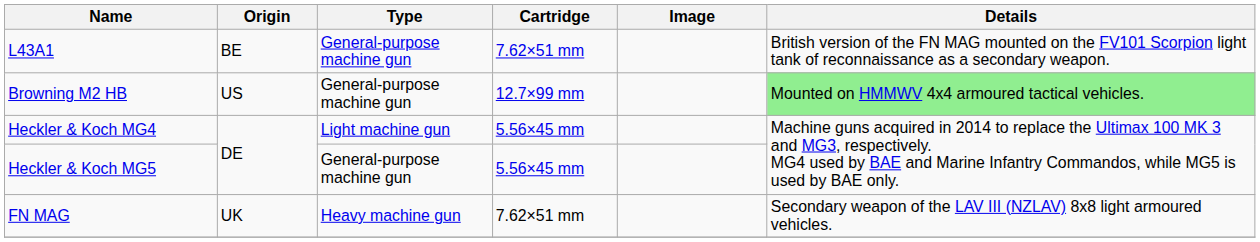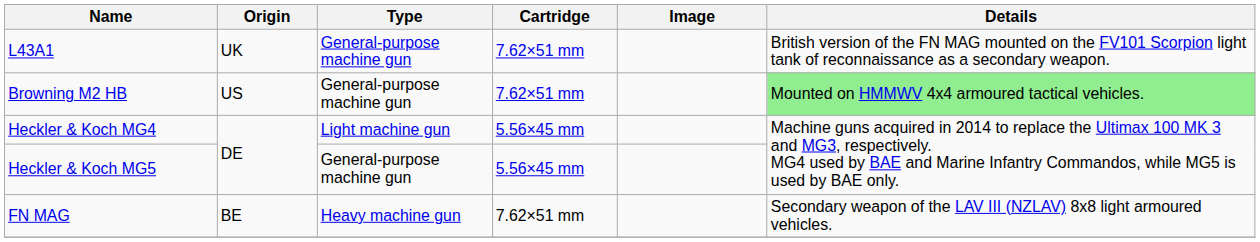(231, 51) BE -> (232, 51) UK
(540, 94) 12.7×99 mm -> (540, 94) 7.62×51 mm
(232, 215) UK -> (231, 215) BE
